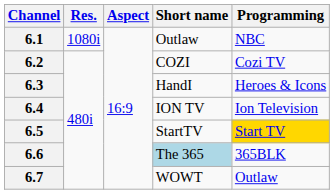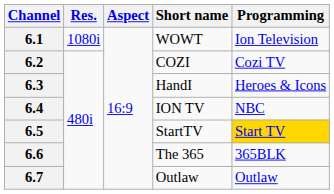(177, 39) Outlaw -> (179, 39) WOWT
(250, 39) NBC -> (277, 39) Ion Television
(277, 108) Ion Television -> (250, 108) NBC
(180, 154) lightblue background -> (180, 154) no background
(179, 177) WOWT -> (177, 177) Outlaw
